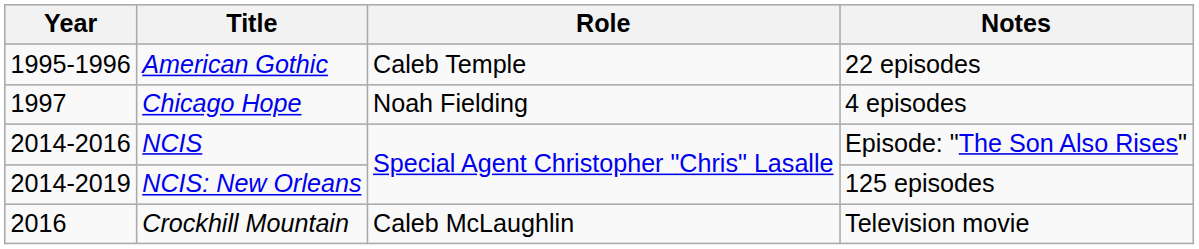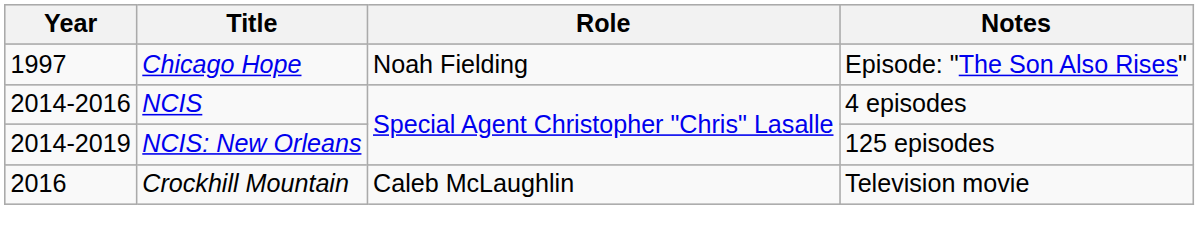- row: (235, 64)
(906, 104) 4 episodes -> (1016, 64) Episode: "The Son Also Rises"
(1016, 143) Episode: "The Son Also Rises" -> (906, 104) 4 episodes
